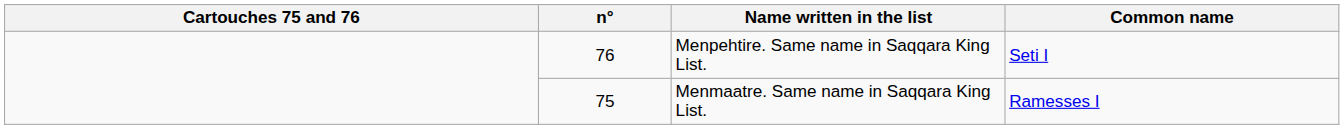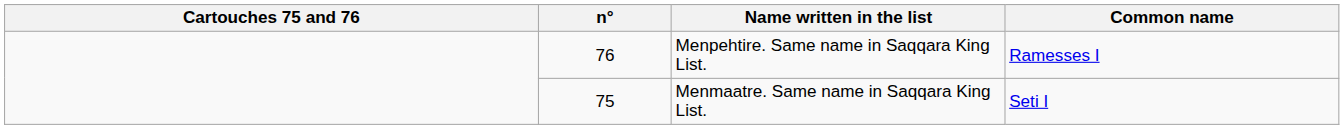(1029, 54) Seti I -> (1054, 54) Ramesses I
(1054, 101) Ramesses I -> (1029, 101) Seti I
